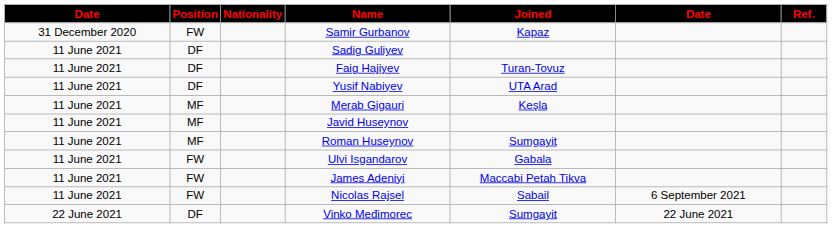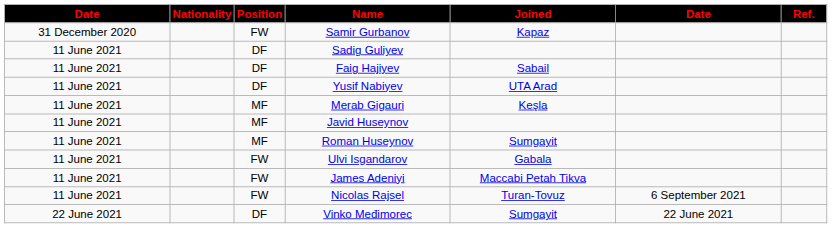columns swapped: (195, 14) <-> (253, 14)
(533, 68) Turan-Tovuz -> (533, 68) Sabail
(533, 196) Sabail -> (533, 196) Turan-Tovuz
